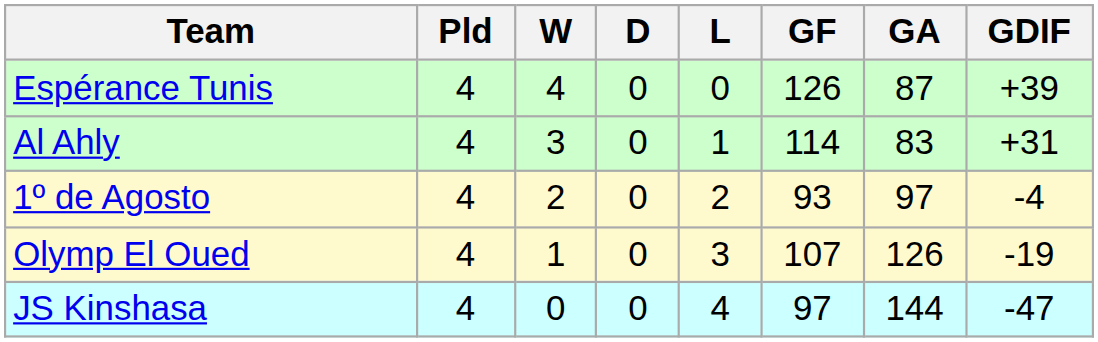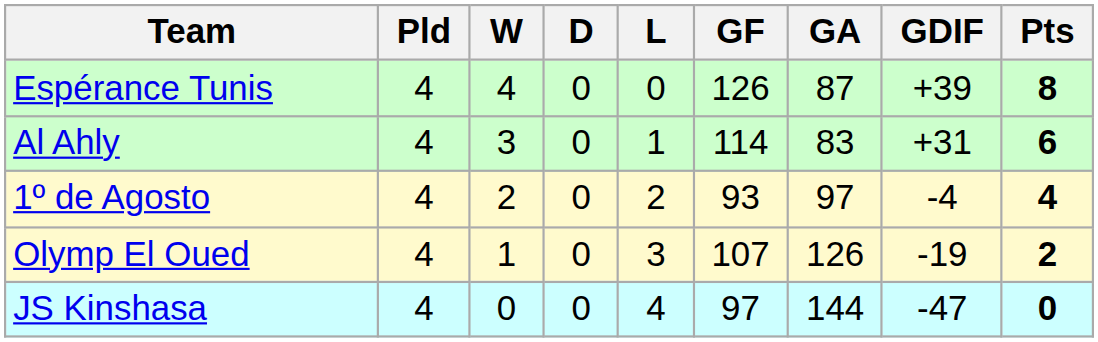+ column: (1048, 32)
